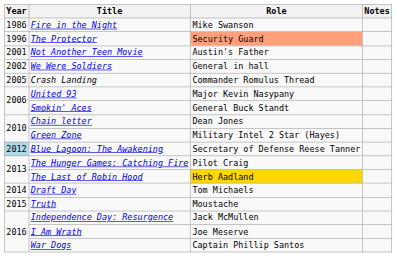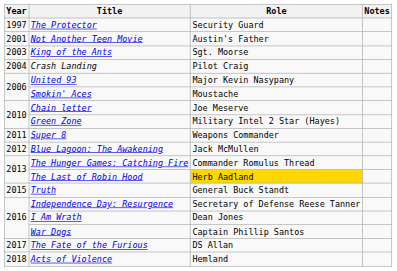- row: (74, 25)
(17, 39) 1996 -> (17, 25) 1997
(228, 39) lightsalmon background -> (228, 25) no background
- row: (71, 66)
+ row: (71, 53)
(17, 80) 2005 -> (17, 66) 2004
(253, 80) Commander Romulus Thread -> (220, 66) Pilot Craig
(241, 108) General Buck Standt -> (215, 94) Moustache
(218, 121) Dean Jones -> (220, 108) Joe Meserve
+ row: (49, 135)
(17, 149) lightblue background -> (17, 149) no background
(276, 149) Secretary of Defense Reese Tanner -> (226, 149) Jack McMullen
(220, 163) Pilot Craig -> (253, 163) Commander Romulus Thread
- row: (54, 190)
(215, 204) Moustache -> (241, 190) General Buck Standt
(226, 218) Jack McMullen -> (276, 204) Secretary of Defense Reese Tanner
(220, 232) Joe Meserve -> (218, 218) Dean Jones
+ row: (89, 245)
+ row: (71, 259)
